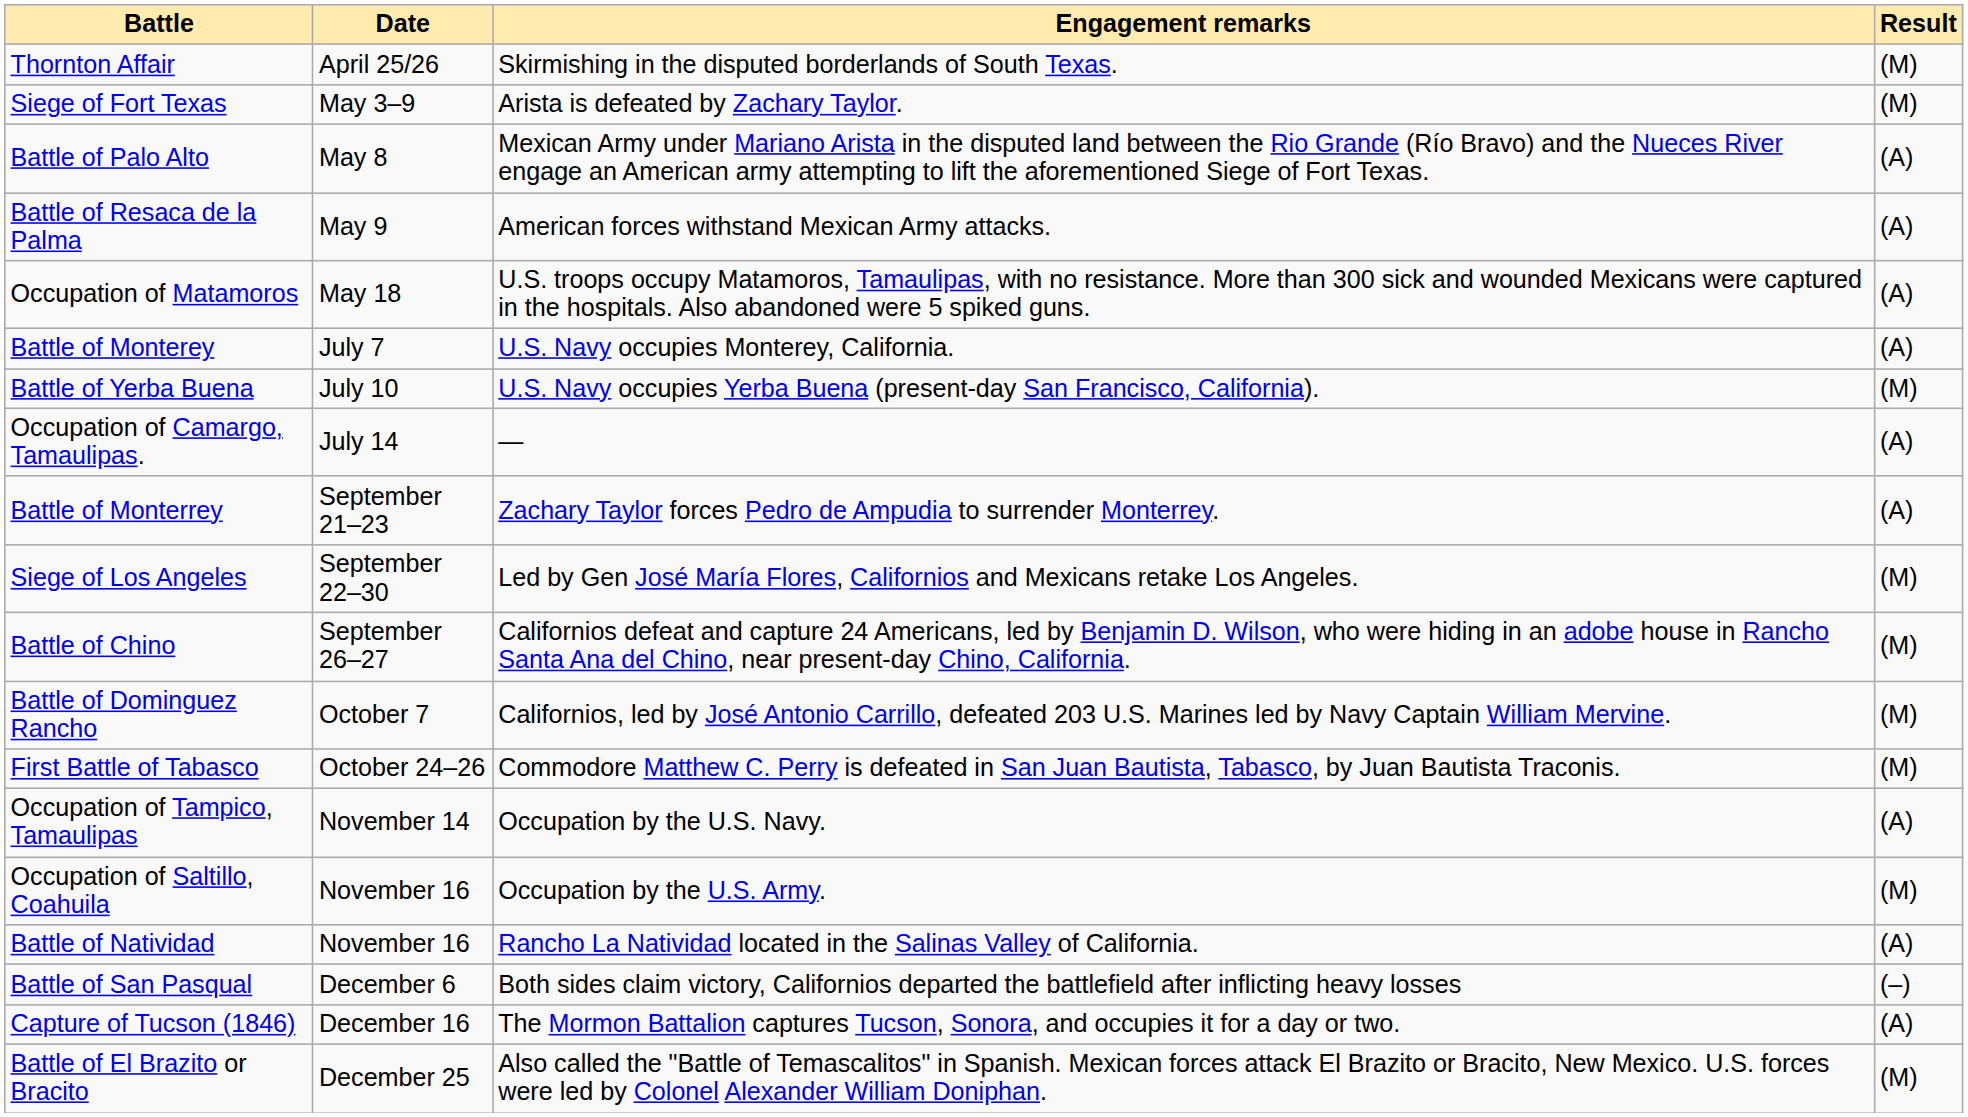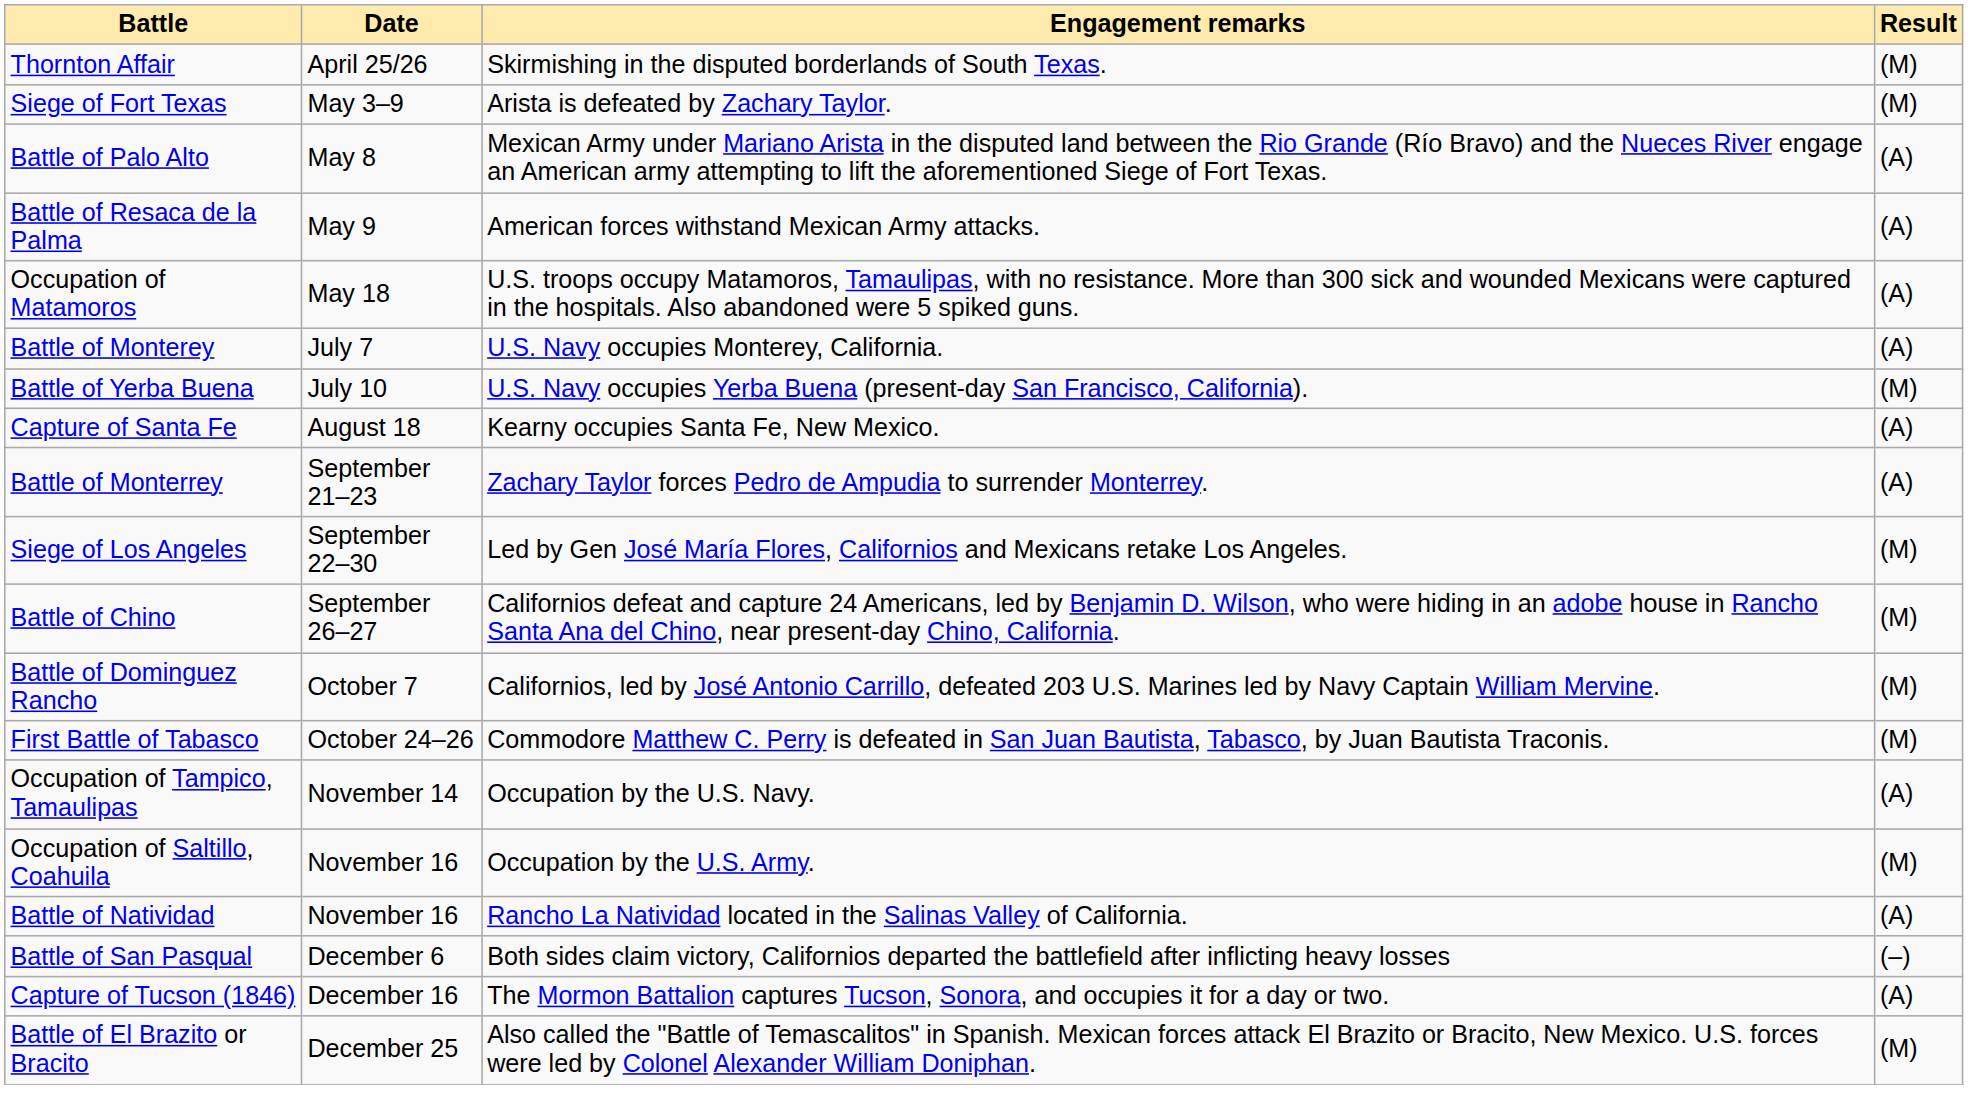- row: (147, 442)
+ row: (124, 427)
